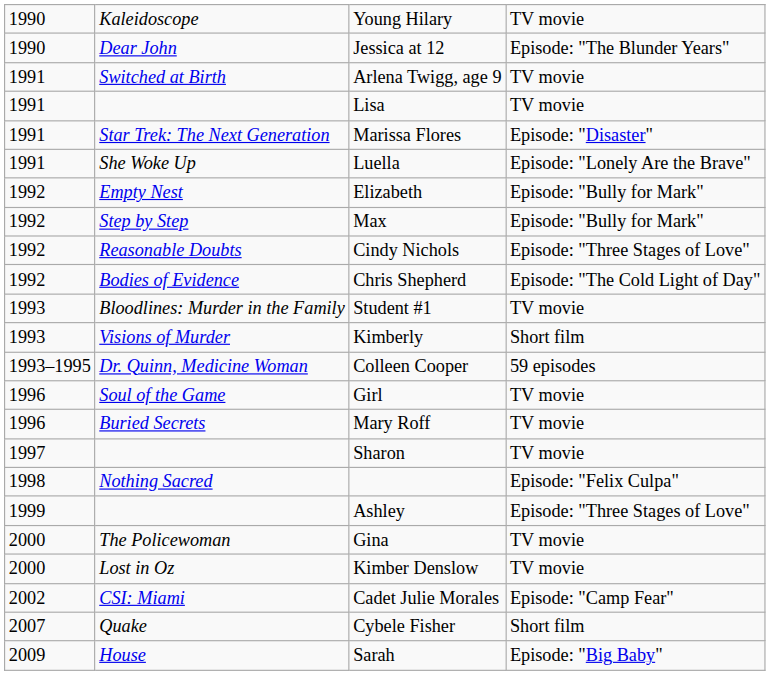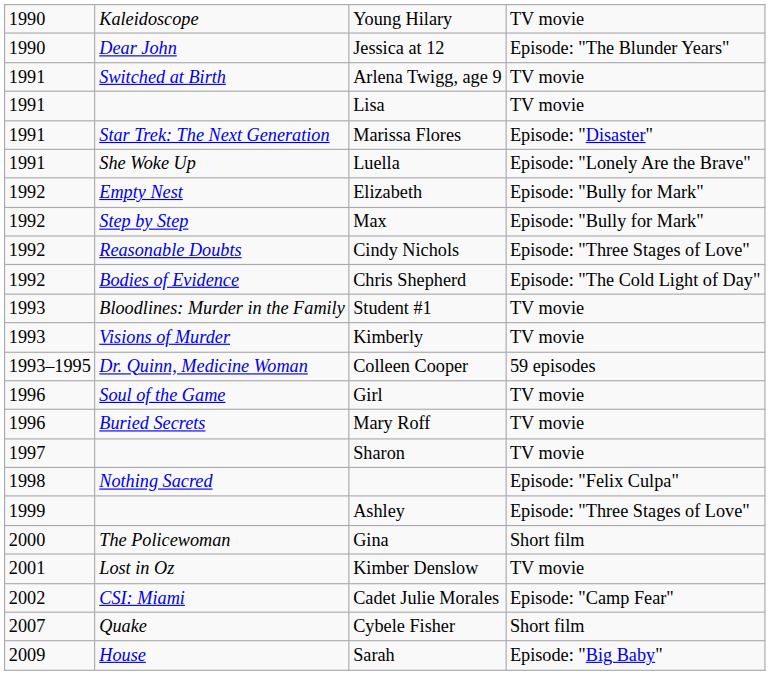(547, 337) Short film -> (547, 337) TV movie
(547, 539) TV movie -> (547, 539) Short film
(27, 568) 2000 -> (27, 568) 2001
